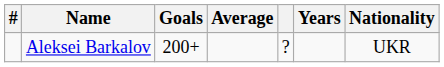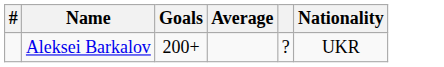- column: (319, 18)
